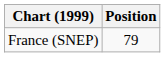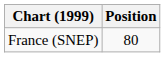(131, 39) 79 -> (131, 39) 80
